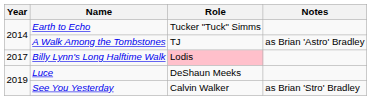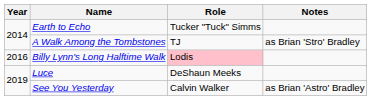(315, 42) as Brian 'Astro' Bradley -> (313, 42) as Brian 'Stro' Bradley
(17, 57) 2017 -> (17, 57) 2016
(313, 88) as Brian 'Stro' Bradley -> (315, 88) as Brian 'Astro' Bradley
